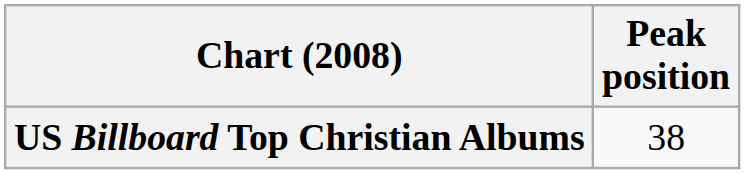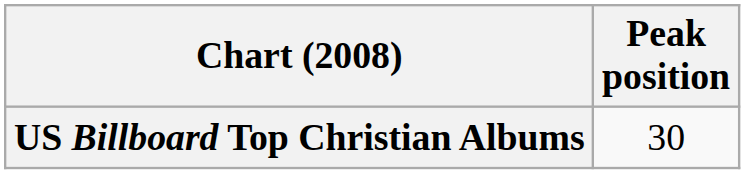(666, 136) 38 -> (666, 136) 30
